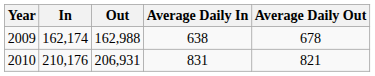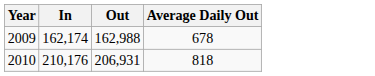- column: (198, 15)
(311, 60) 821 -> (203, 60) 818
